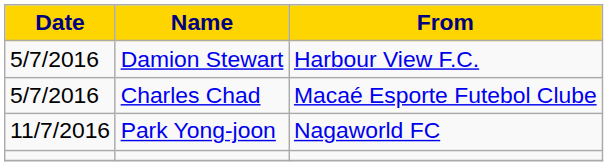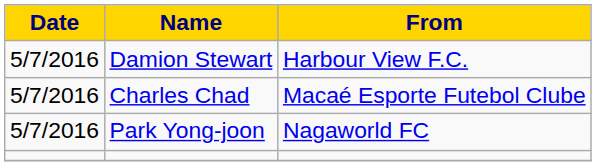(60, 131) 11/7/2016 -> (55, 131) 5/7/2016
